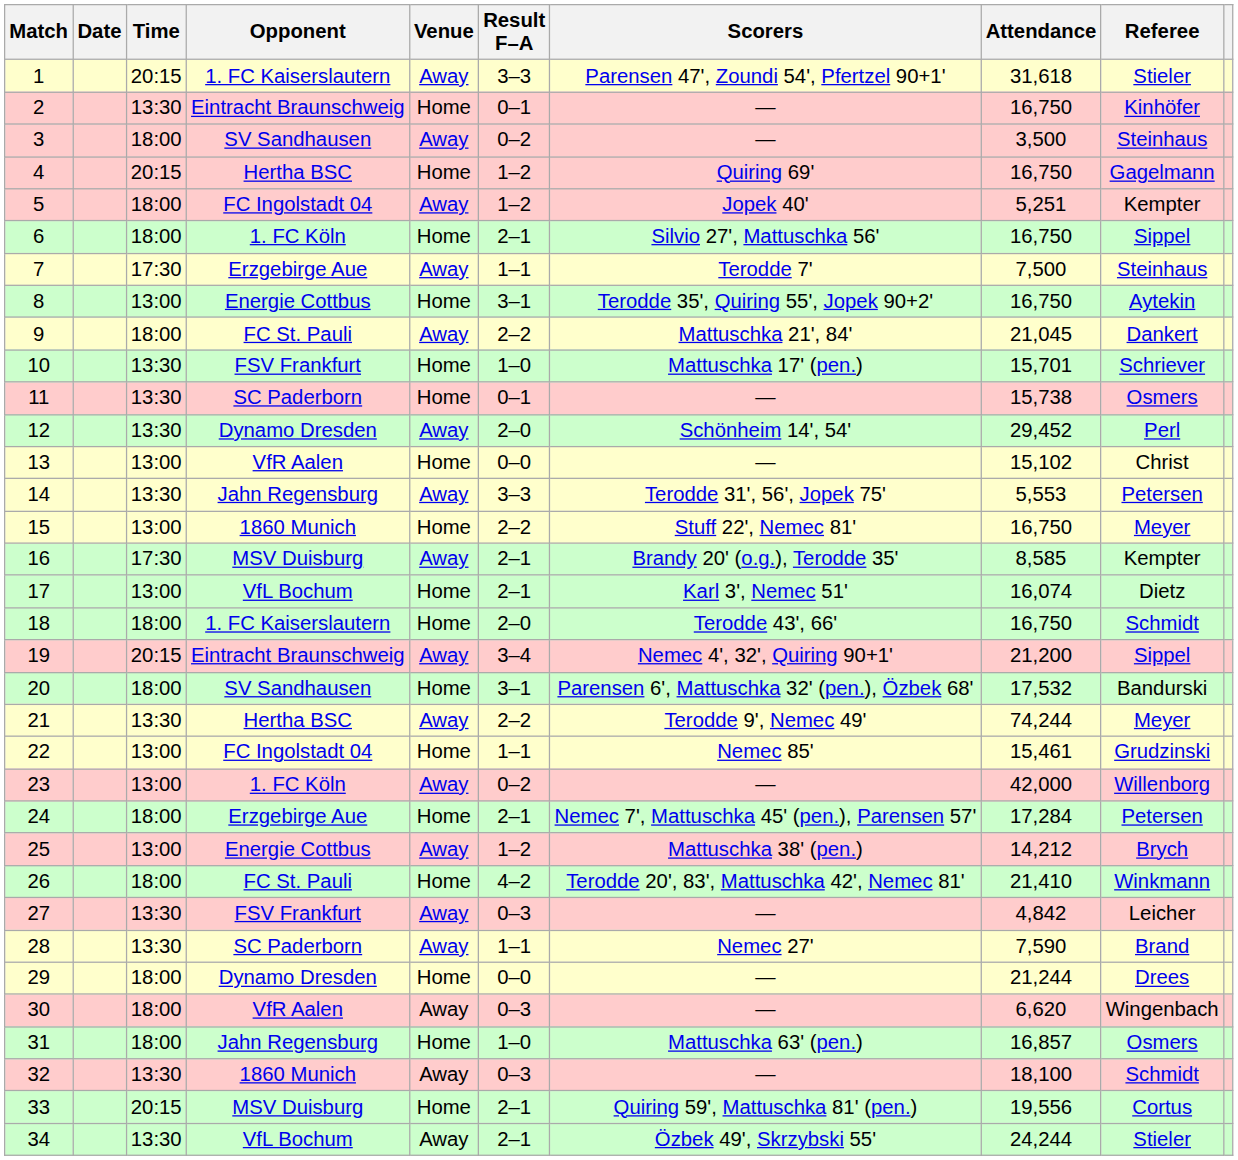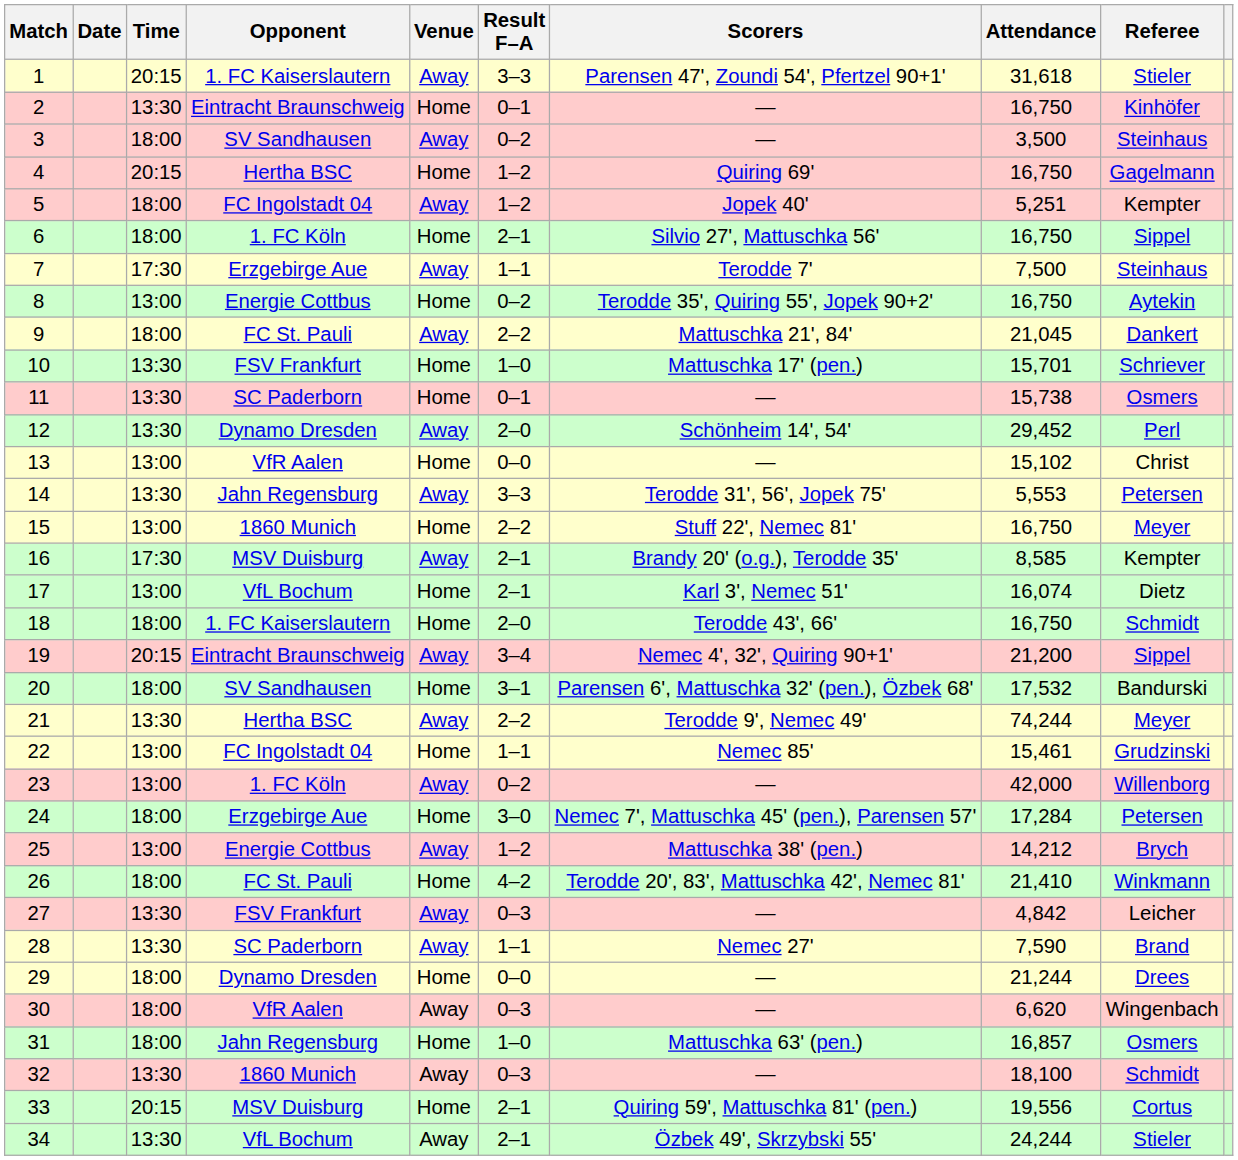(514, 301) 3–1 -> (514, 301) 0–2
(514, 816) 2–1 -> (514, 816) 3–0
